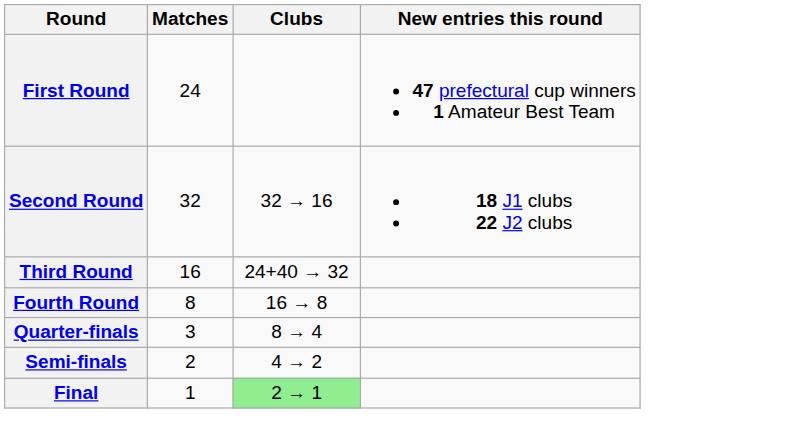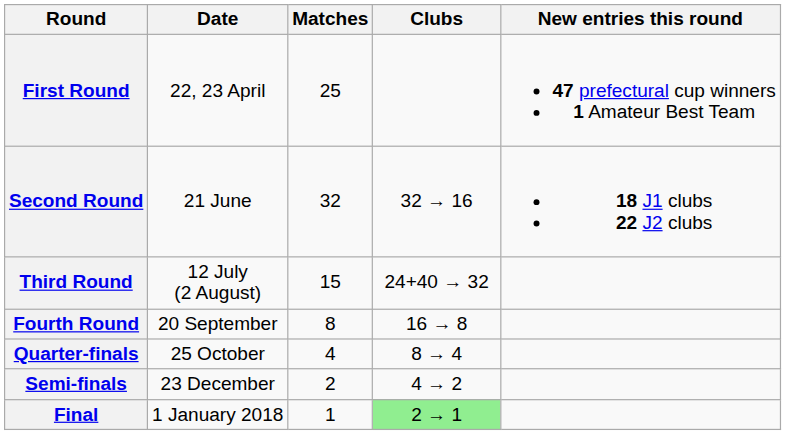+ column: (218, 19)
(190, 90) 24 -> (330, 90) 25
(190, 272) 16 -> (330, 282) 15
(190, 332) 3 -> (330, 353) 4
